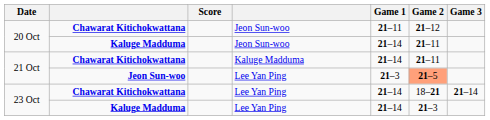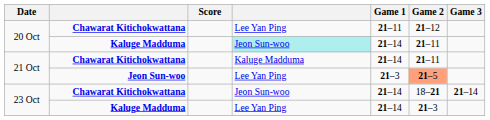(262, 28) Jeon Sun-woo -> (260, 28) Lee Yan Ping
(262, 44) no background -> (262, 44) paleturquoise background
(260, 92) Lee Yan Ping -> (262, 92) Jeon Sun-woo
